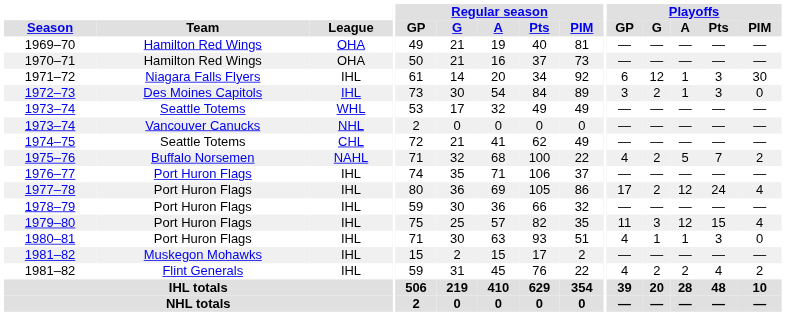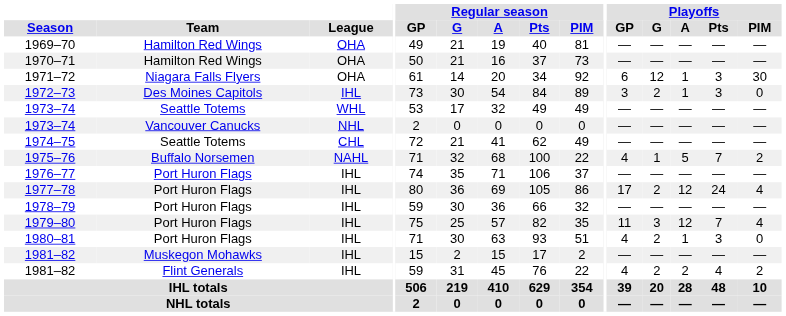(351, 76) IHL -> (351, 76) OHA
(657, 157) 2 -> (657, 157) 1
(719, 222) 15 -> (719, 222) 7
(657, 238) 1 -> (657, 238) 2
